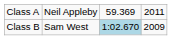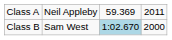(154, 27) 2009 -> (154, 27) 2000
